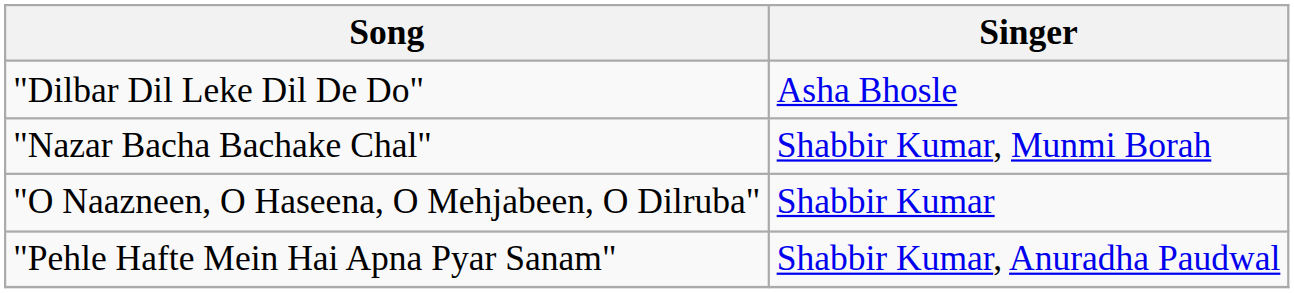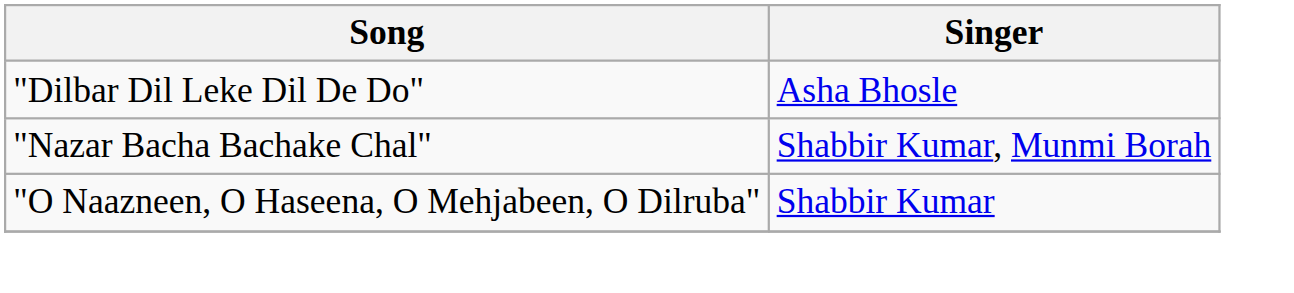- row: (315, 257)
